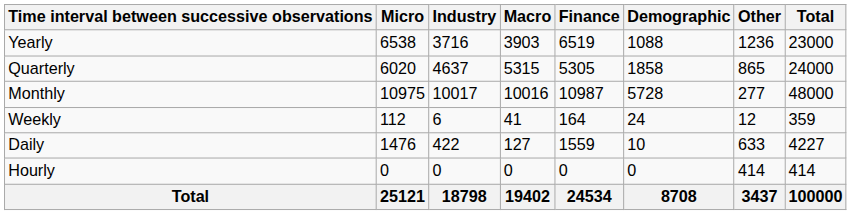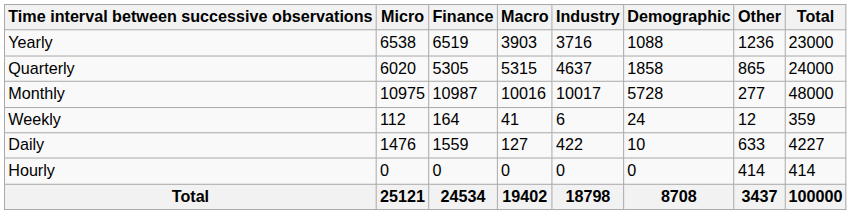columns swapped: (464, 17) <-> (589, 17)
